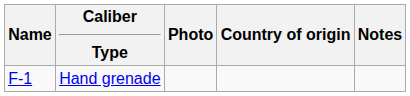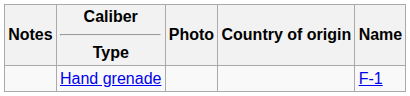columns swapped: (30, 35) <-> (380, 35)
